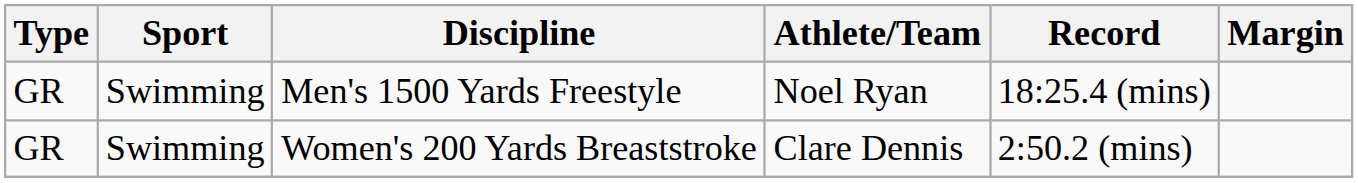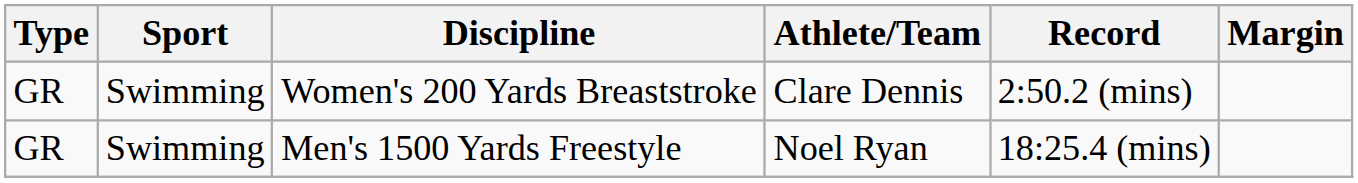rows swapped: (481, 90) <-> (519, 147)
